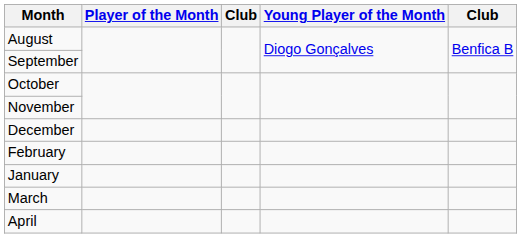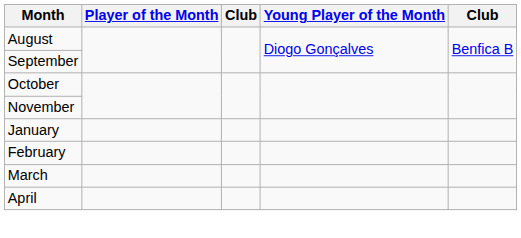- row: (41, 130)
rows swapped: (33, 175) <-> (37, 152)
